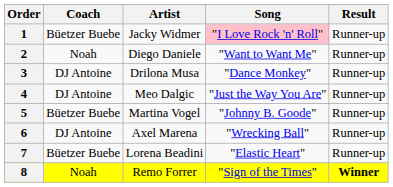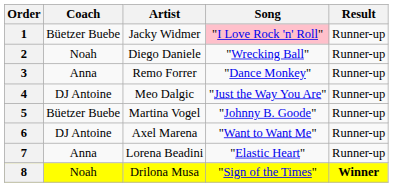(268, 53) "Want to Want Me" -> (268, 53) "Wrecking Ball"
(83, 73) DJ Antoine -> (83, 73) Anna
(164, 73) Drilona Musa -> (164, 73) Remo Forrer
(268, 133) "Wrecking Ball" -> (268, 133) "Want to Want Me"
(83, 152) Büetzer Buebe -> (83, 152) Anna
(164, 172) Remo Forrer -> (164, 172) Drilona Musa
